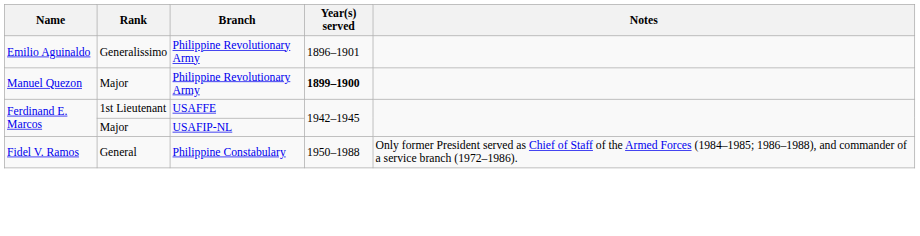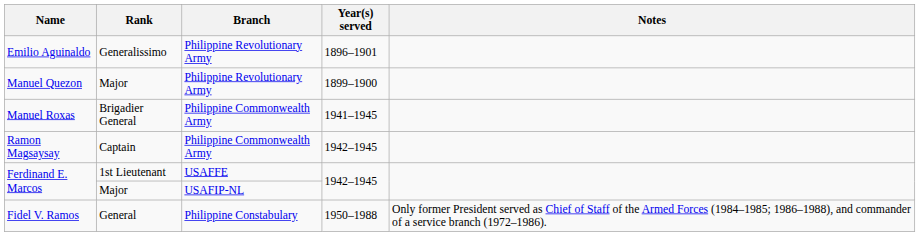(333, 83) bold -> (351, 83) normal
+ row: (41, 115)
+ row: (33, 146)
